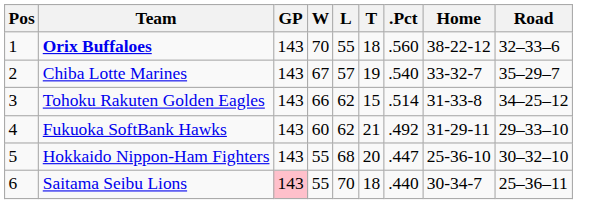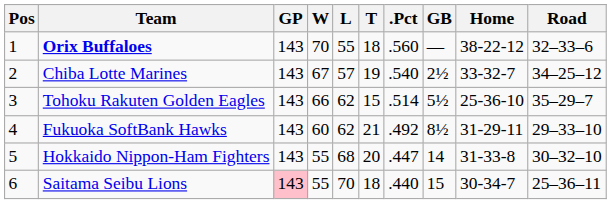+ column: (439, 18)
(529, 73) 35–29–7 -> (567, 73) 34–25–12
(454, 101) 31-33-8 -> (492, 101) 25-36-10
(534, 101) 34–25–12 -> (562, 101) 35–29–7
(459, 156) 25-36-10 -> (488, 156) 31-33-8
